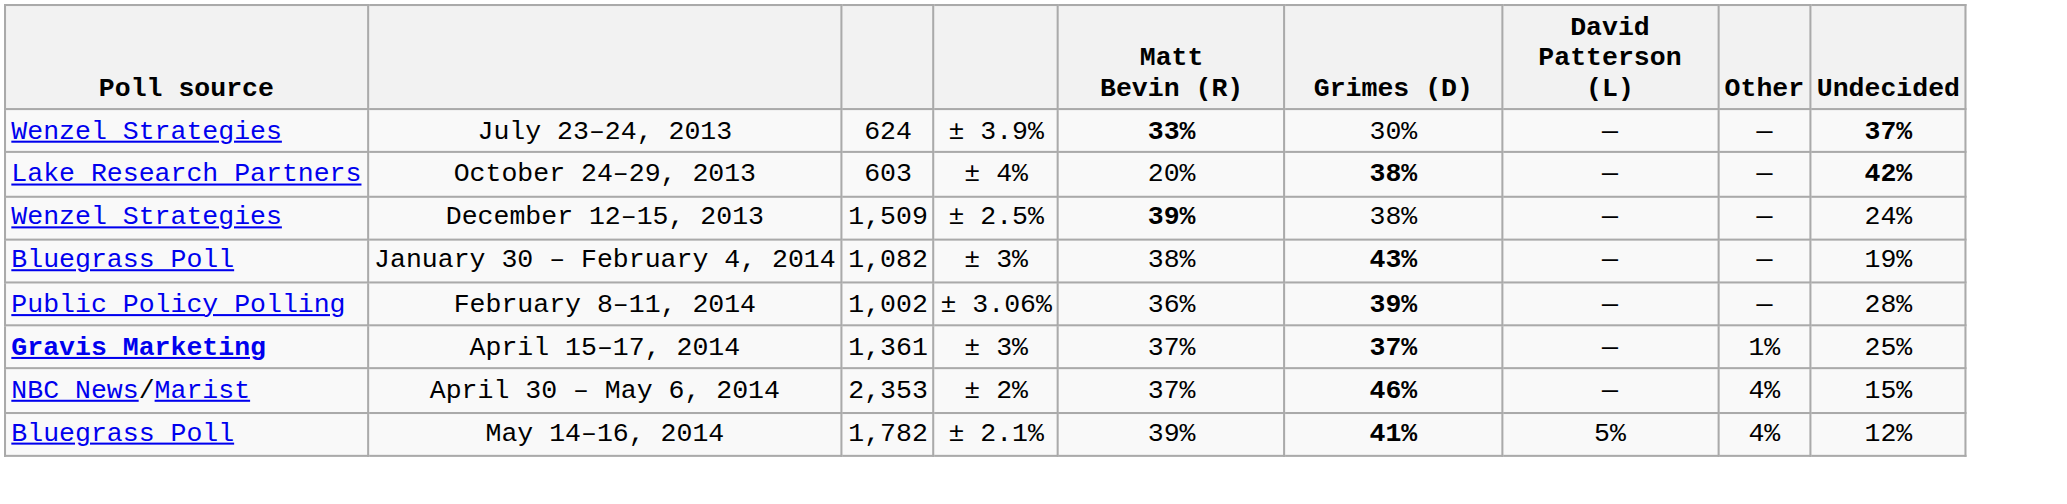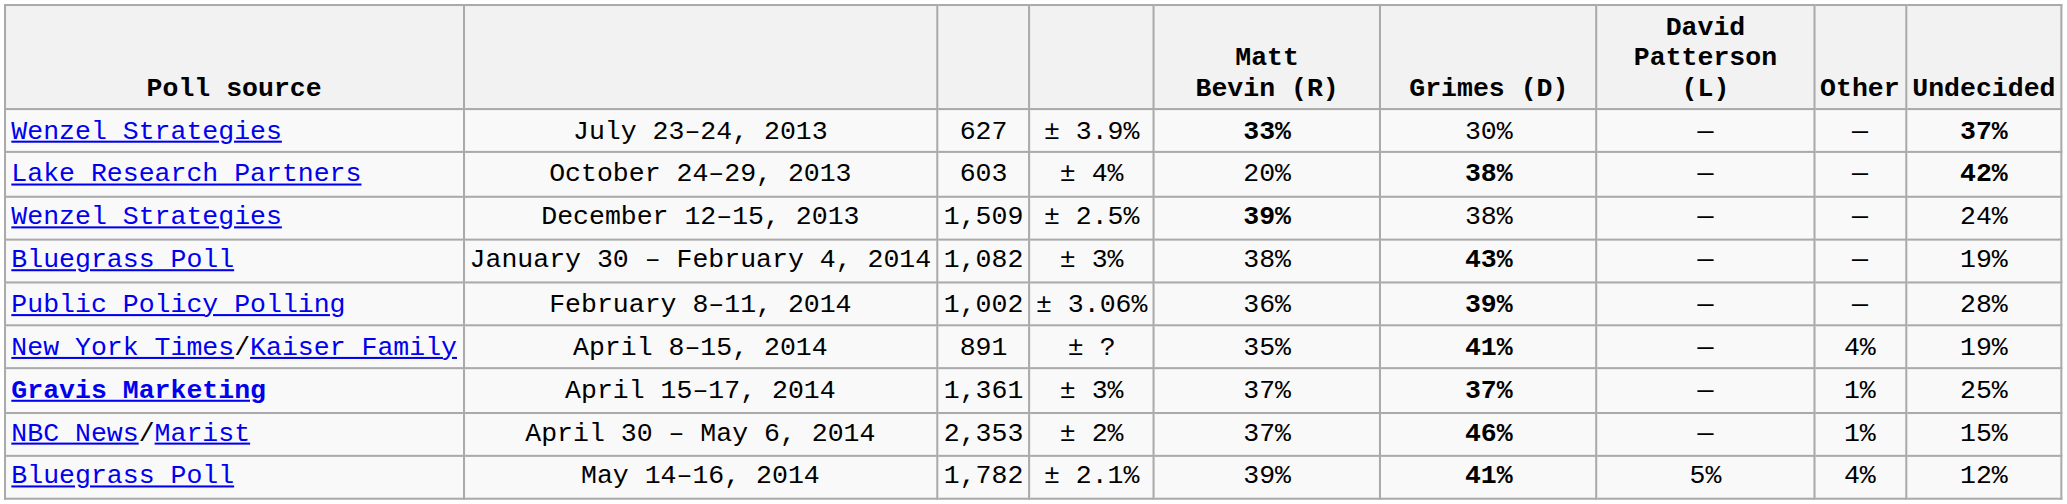(888, 131) 624 -> (984, 131) 627
+ row: (700, 347)
(1764, 390) 4% -> (1860, 434) 1%
